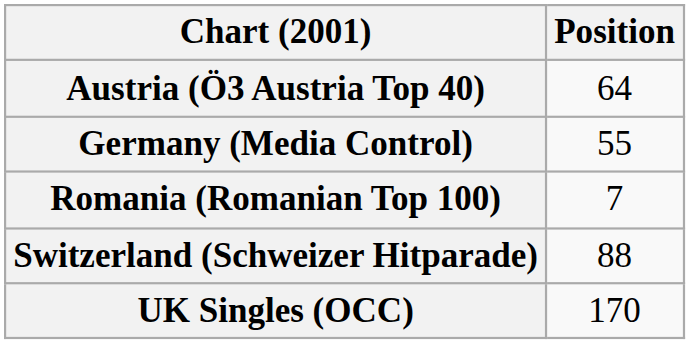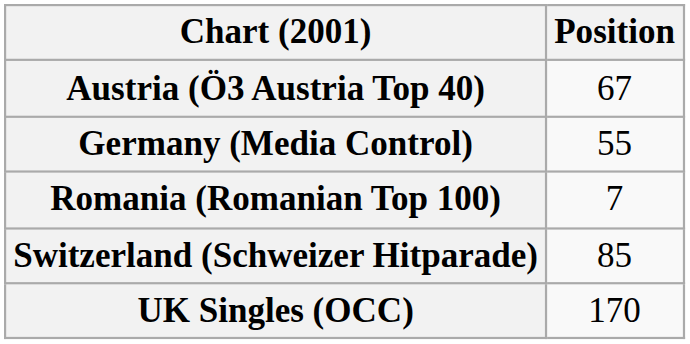(615, 87) 64 -> (615, 87) 67
(615, 254) 88 -> (615, 254) 85
